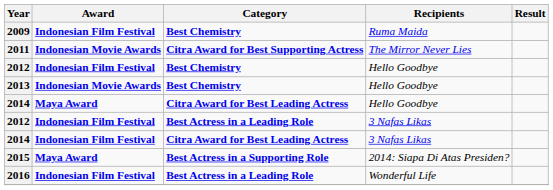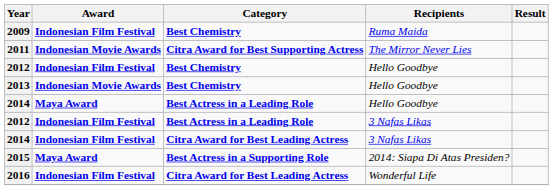(257, 103) Citra Award for Best Leading Actress -> (240, 103) Best Actress in a Leading Role
(240, 175) Best Actress in a Leading Role -> (257, 175) Citra Award for Best Leading Actress
